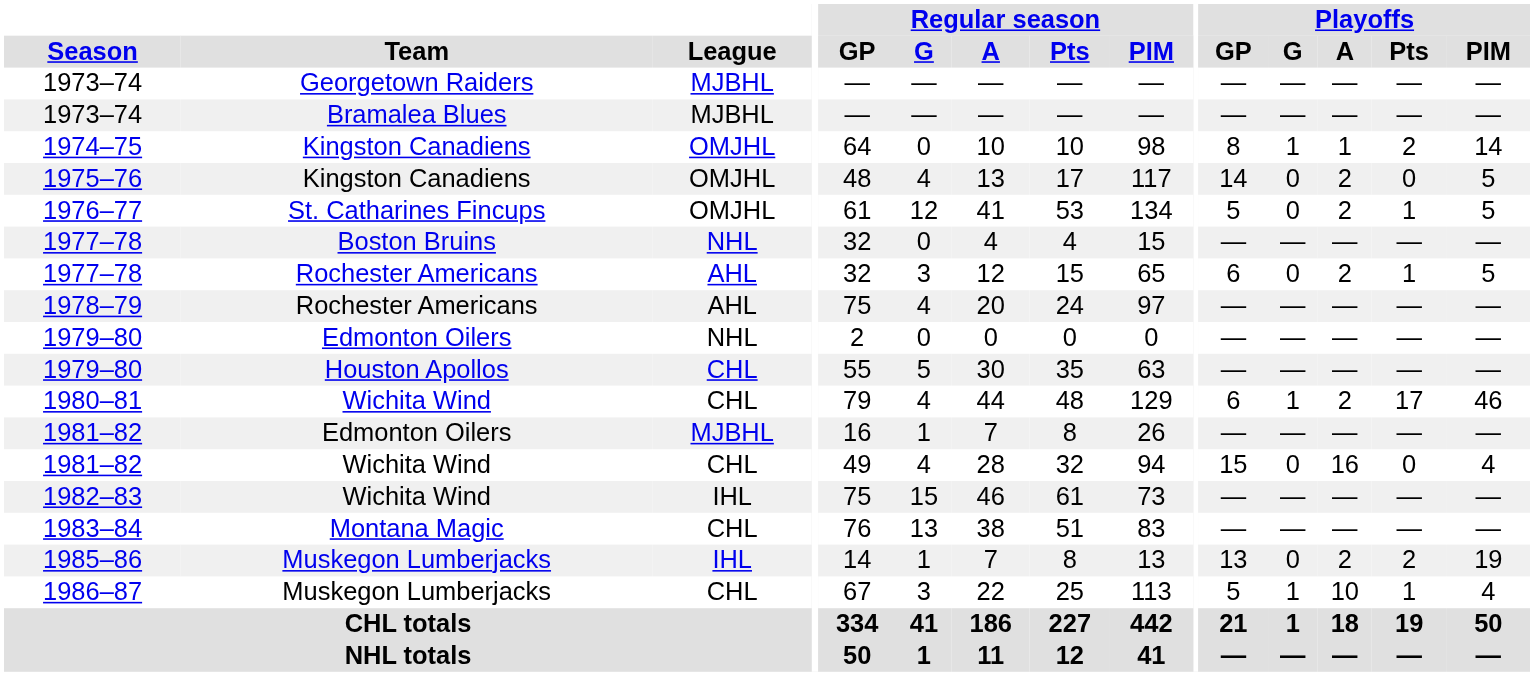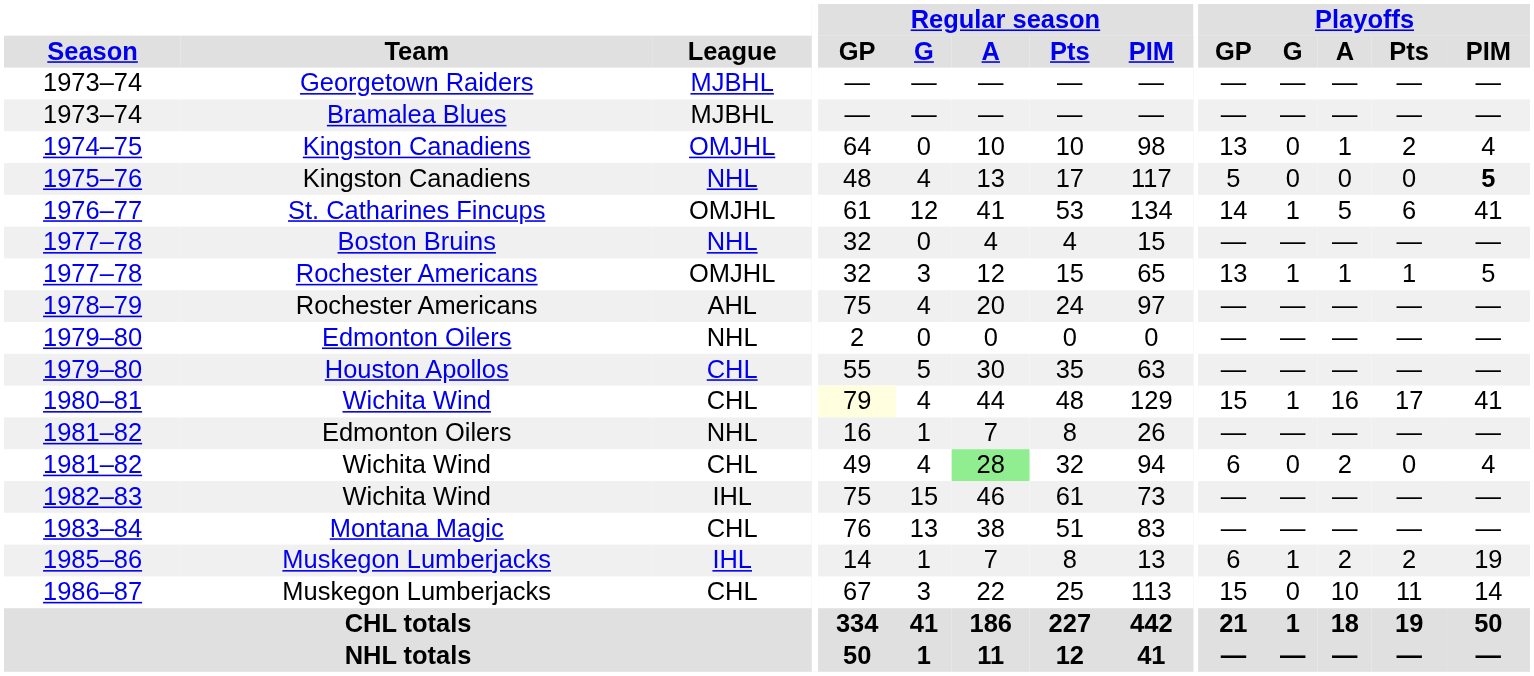(1233, 146) 8 -> (1233, 146) 13
(1293, 146) 1 -> (1293, 146) 0
(1488, 146) 14 -> (1488, 146) 4
(732, 178) OMJHL -> (732, 178) NHL
(1233, 178) 14 -> (1233, 178) 5
(1345, 178) 2 -> (1345, 178) 0
(1488, 178) normal -> (1488, 178) bold
(1233, 210) 5 -> (1233, 210) 14
(1293, 210) 0 -> (1293, 210) 1
(1345, 210) 2 -> (1345, 210) 5
(1409, 210) 1 -> (1409, 210) 6
(1488, 210) 5 -> (1488, 210) 41
(732, 274) AHL -> (732, 274) OMJHL
(1233, 274) 6 -> (1233, 274) 13
(1293, 274) 0 -> (1293, 274) 1
(1345, 274) 2 -> (1345, 274) 1
(857, 401) no background -> (857, 401) lightyellow background
(1233, 401) 6 -> (1233, 401) 15
(1345, 401) 2 -> (1345, 401) 16
(1488, 401) 46 -> (1488, 401) 41
(732, 433) MJBHL -> (732, 433) NHL
(991, 464) no background -> (991, 464) lightgreen background
(1233, 464) 15 -> (1233, 464) 6
(1345, 464) 16 -> (1345, 464) 2
(1233, 560) 13 -> (1233, 560) 6
(1293, 560) 0 -> (1293, 560) 1
(1233, 592) 5 -> (1233, 592) 15
(1293, 592) 1 -> (1293, 592) 0
(1409, 592) 1 -> (1409, 592) 11
(1488, 592) 4 -> (1488, 592) 14
